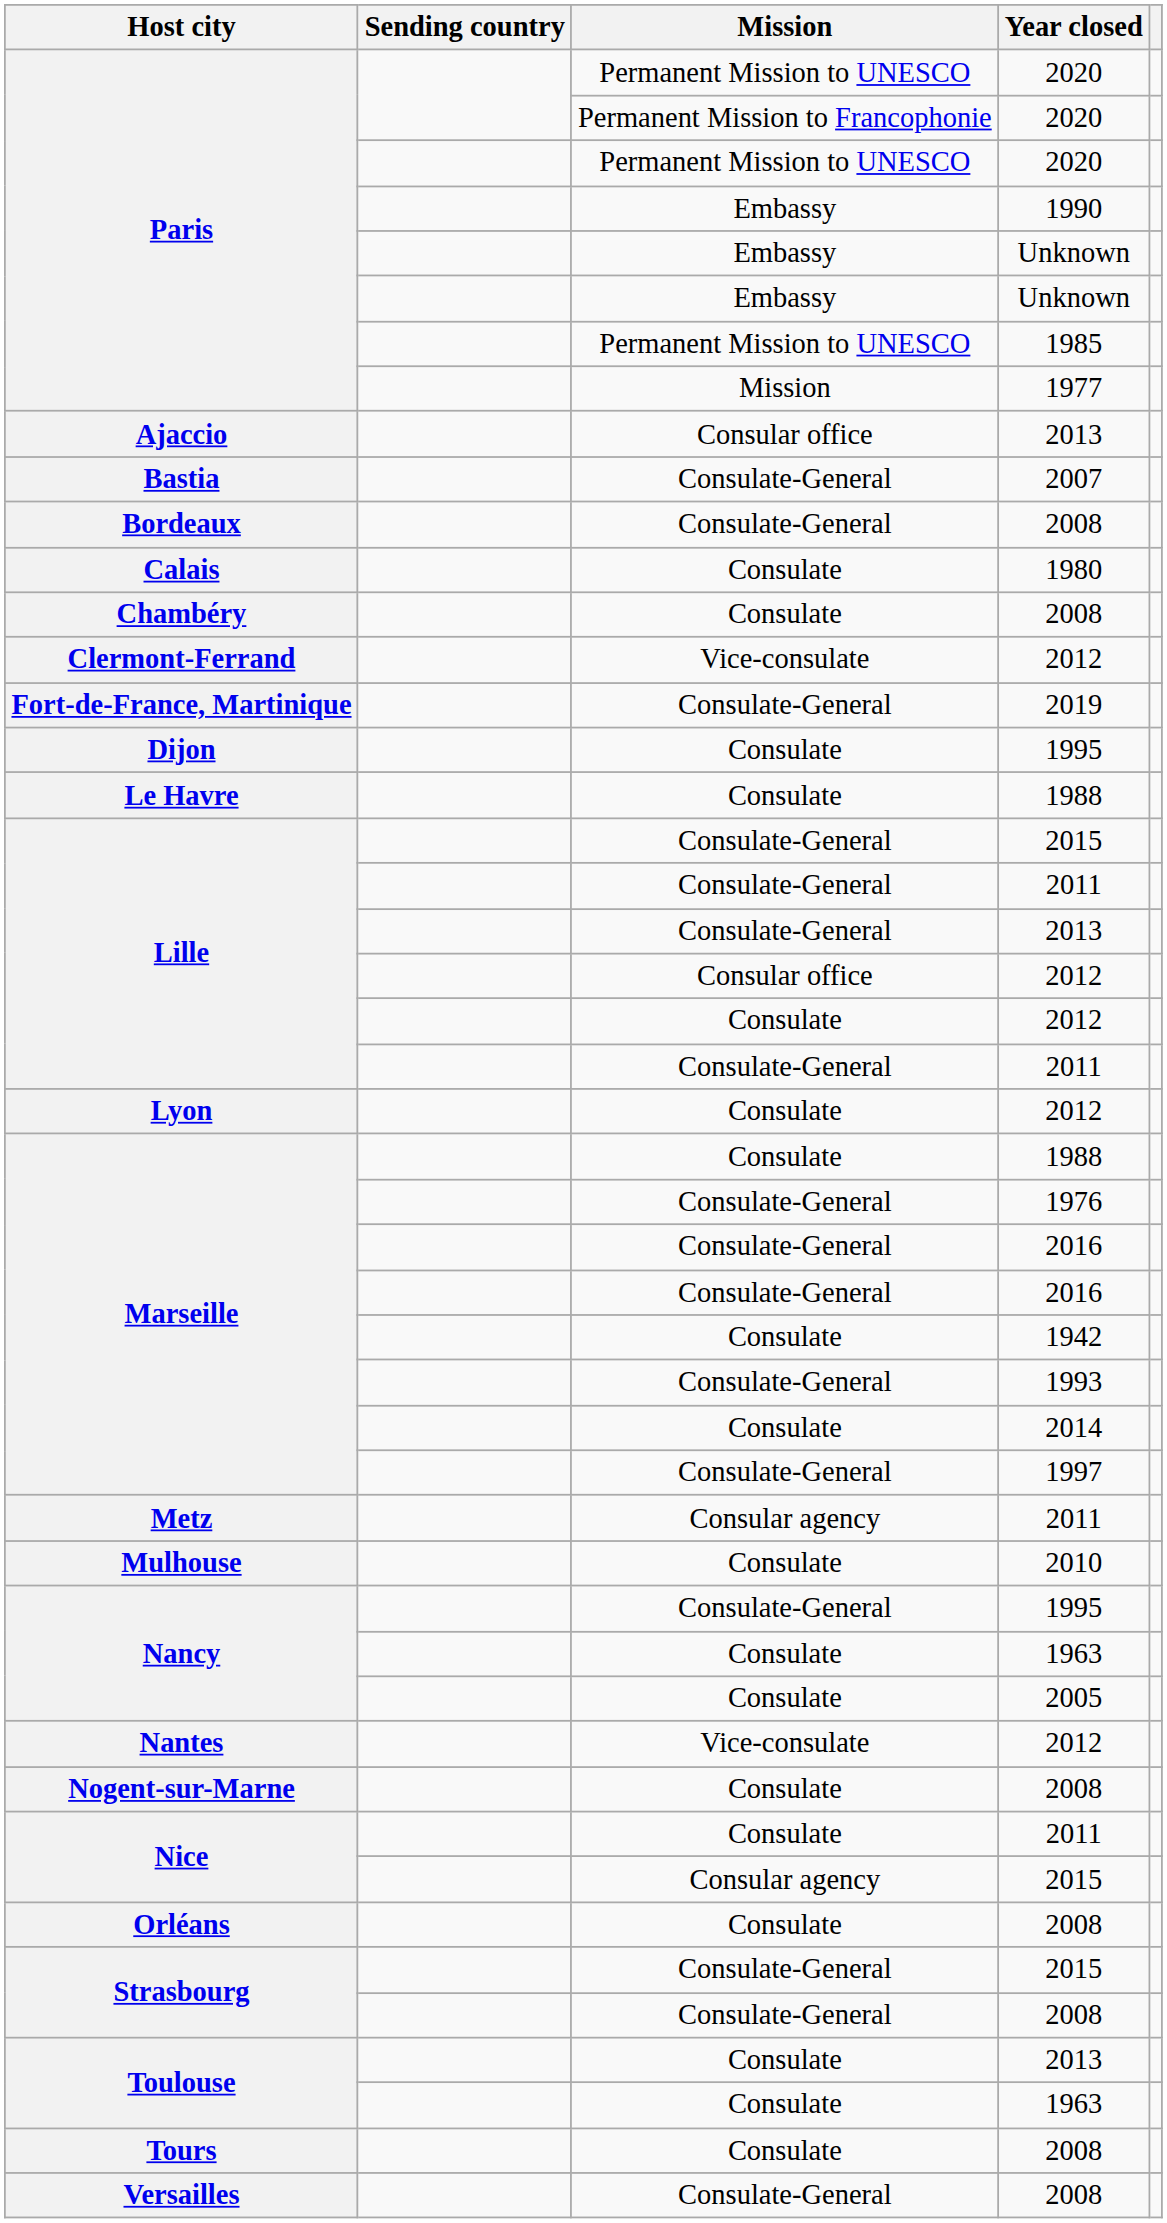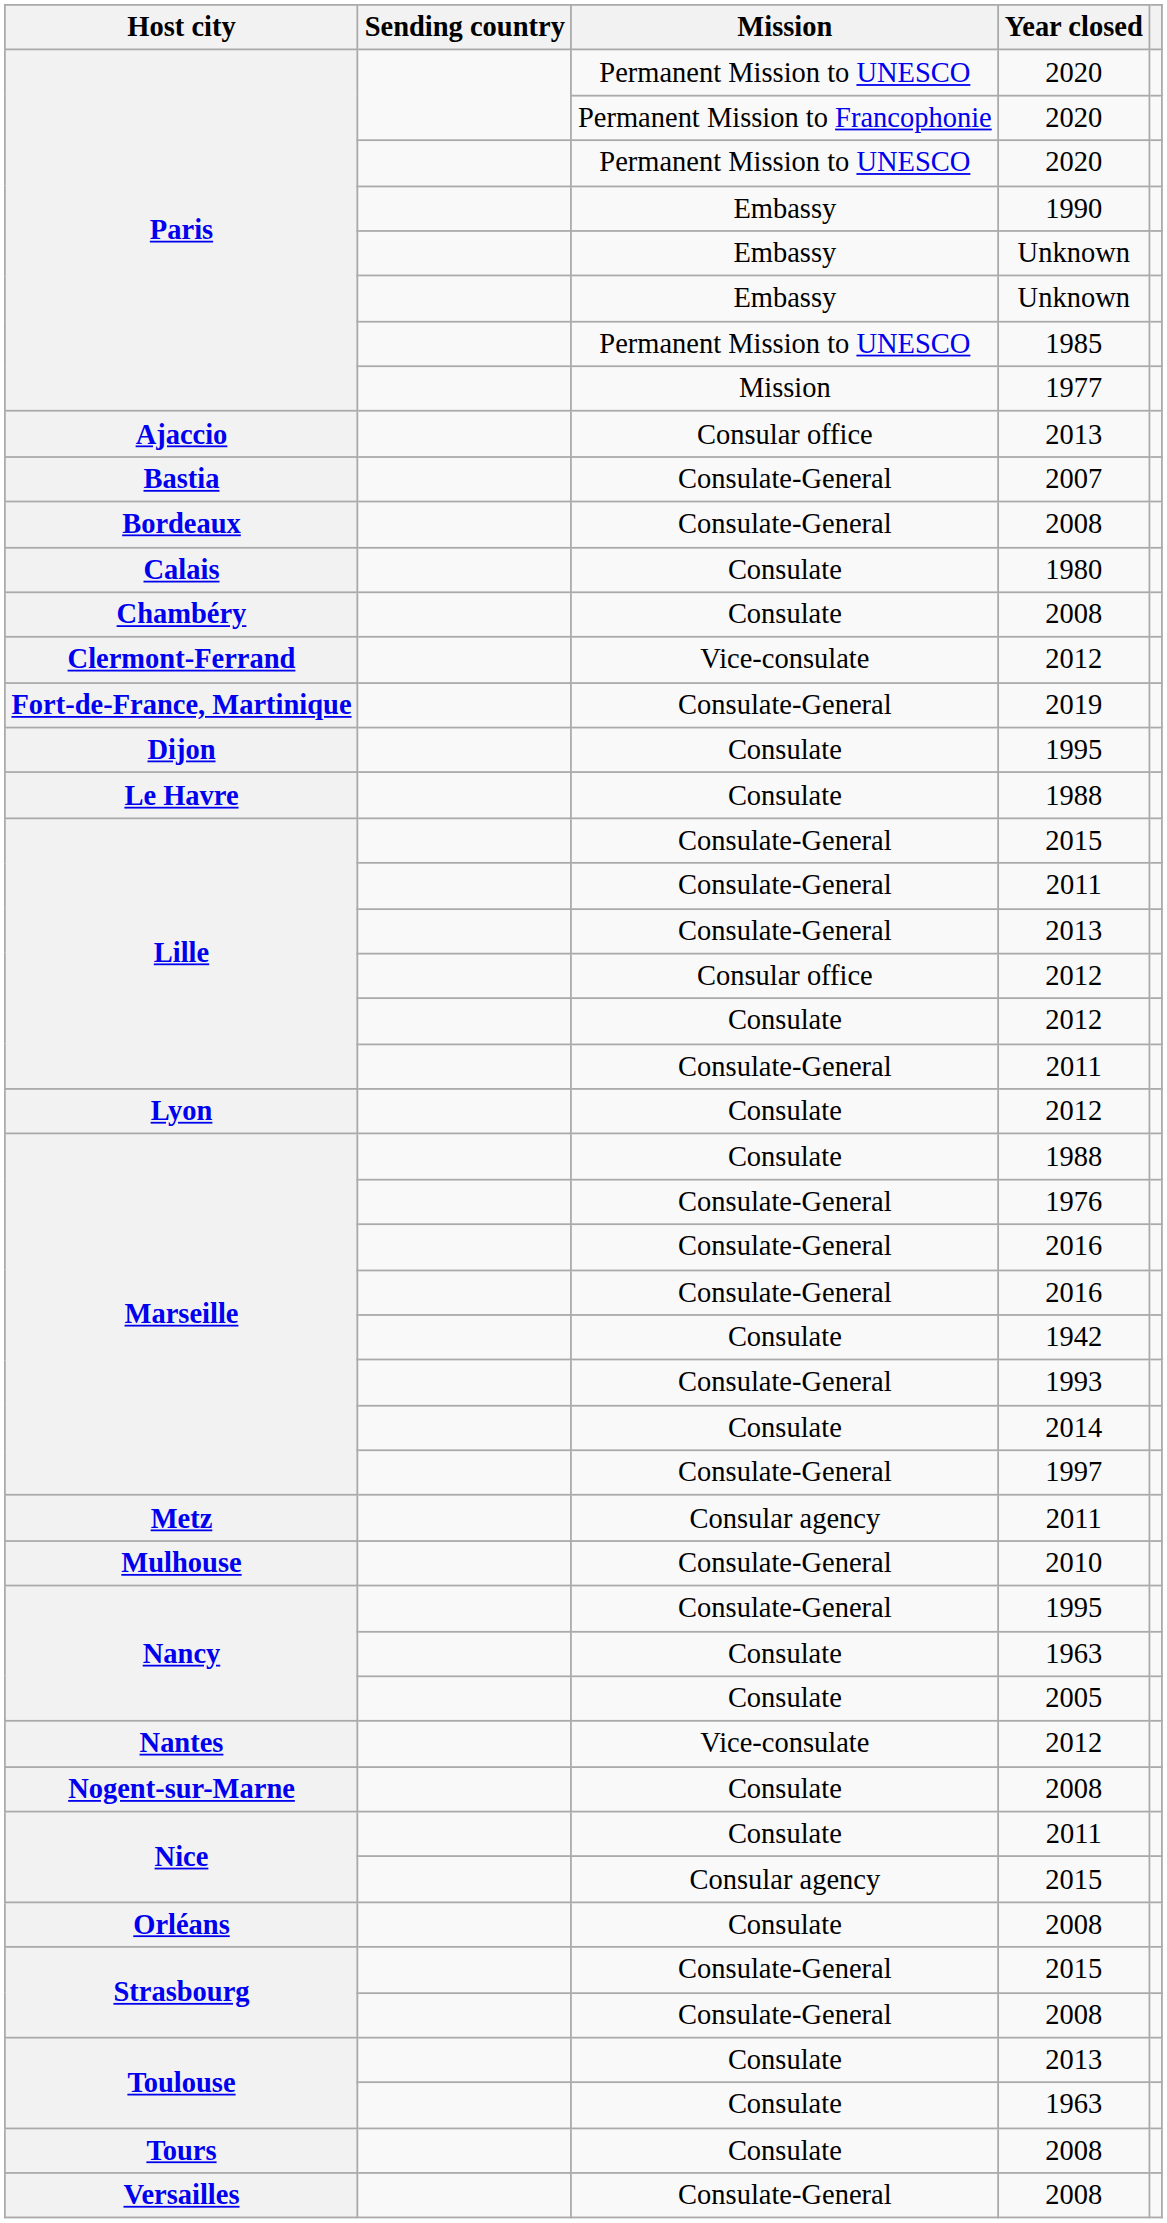(785, 1562) Consulate -> (785, 1562) Consulate-General
